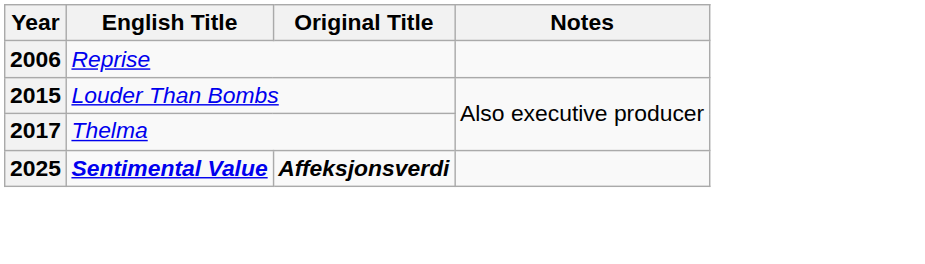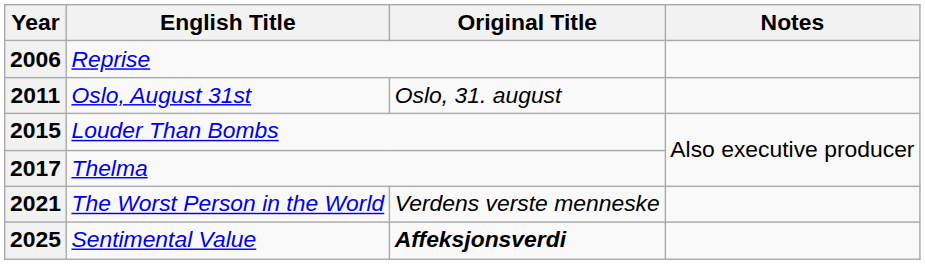+ row: (35, 95)
+ row: (35, 204)
(170, 167) bold -> (164, 240) normal
